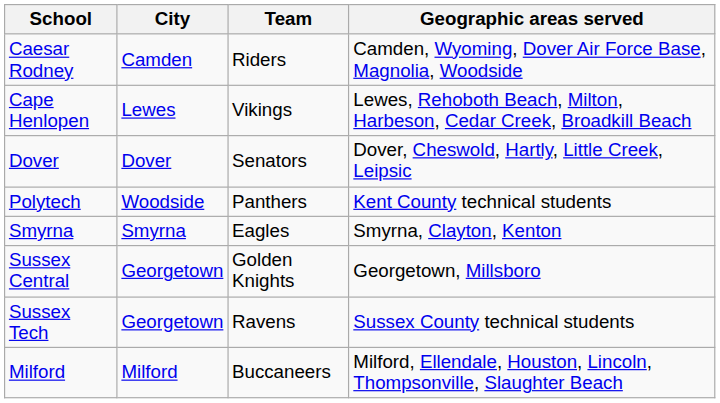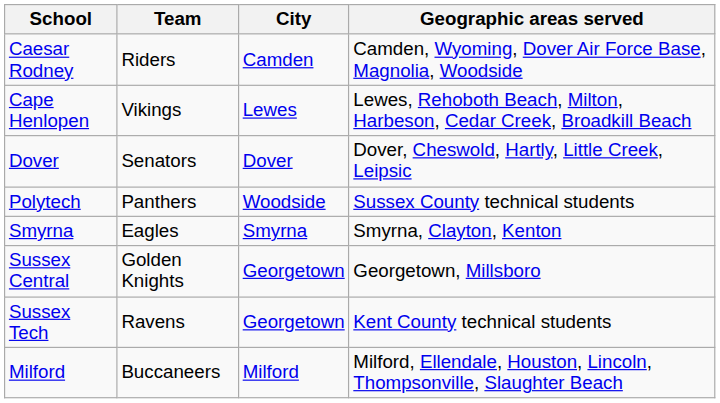columns swapped: (288, 19) <-> (172, 19)
(482, 201) Kent County technical students -> (494, 201) Sussex County technical students
(494, 321) Sussex County technical students -> (482, 321) Kent County technical students
